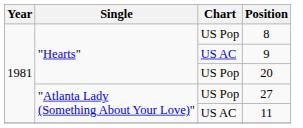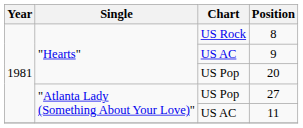(220, 34) US Pop -> (223, 34) US Rock
